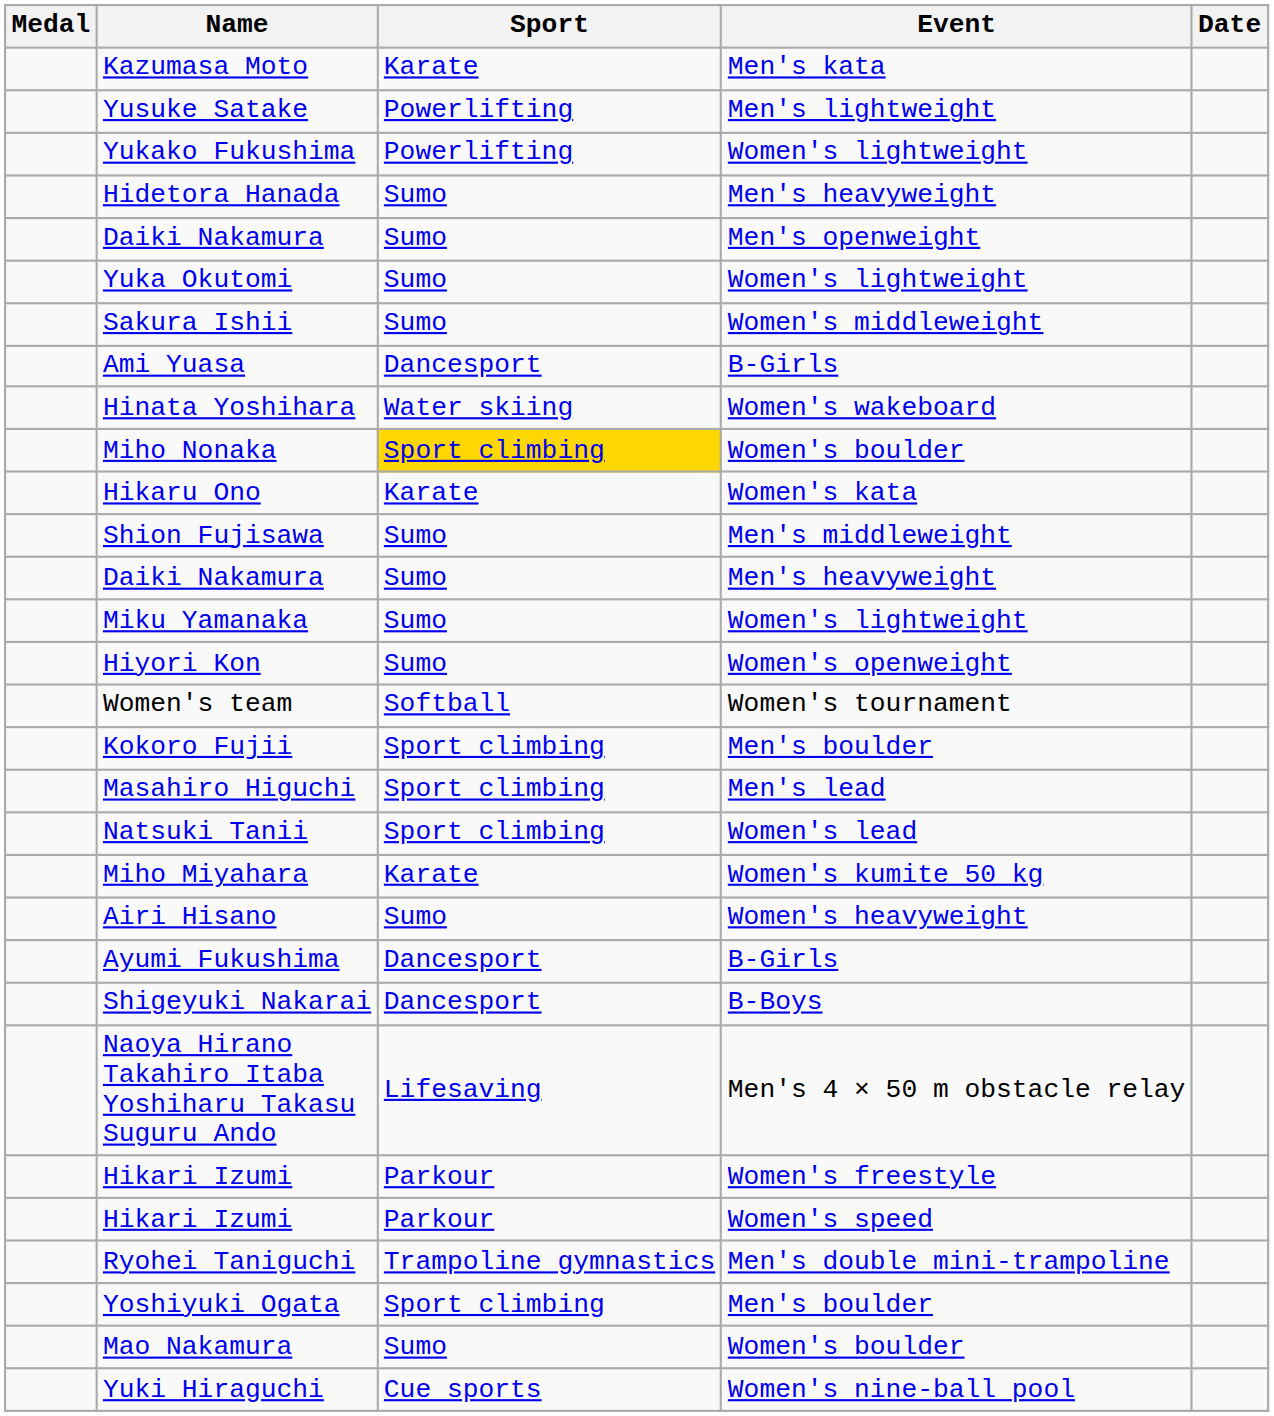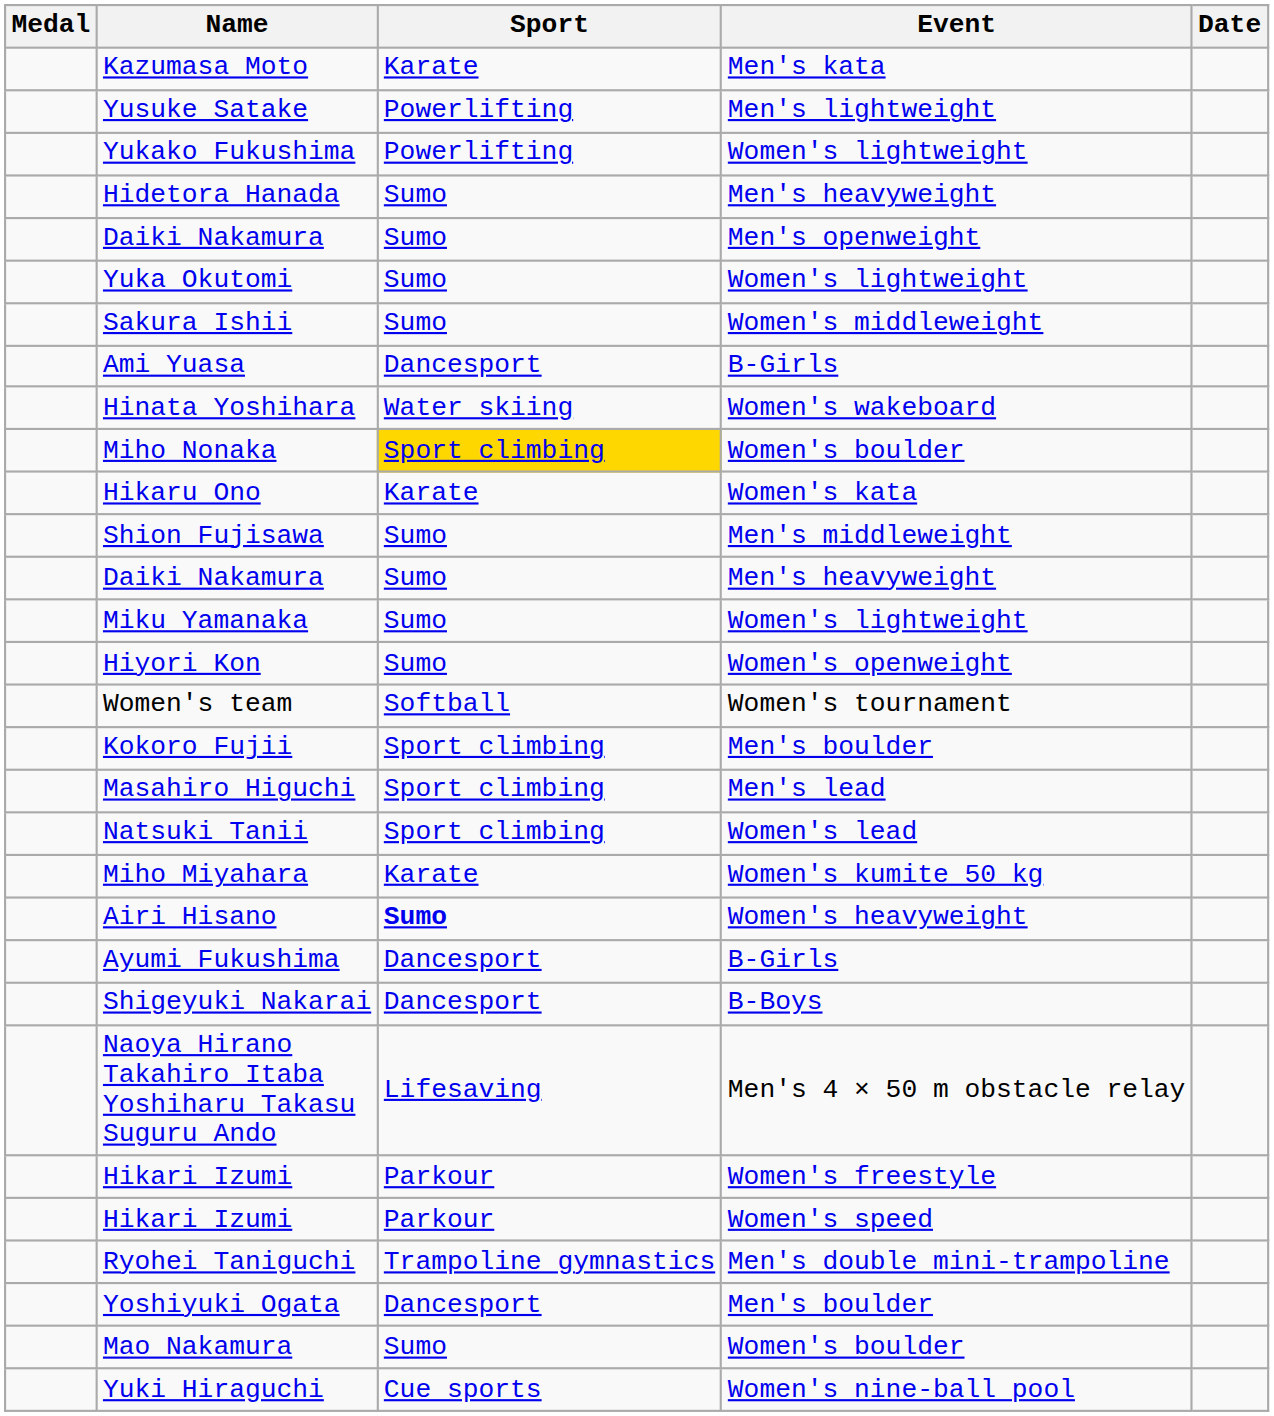(415, 918) normal -> (415, 918) bold
(494, 1305) Sport climbing -> (463, 1305) Dancesport
